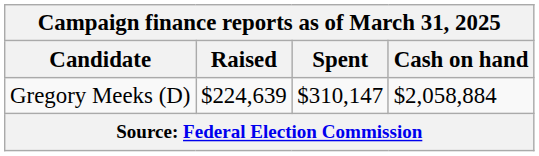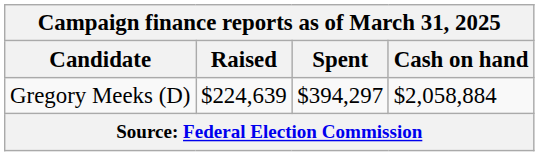(340, 95) $310,147 -> (340, 95) $394,297
